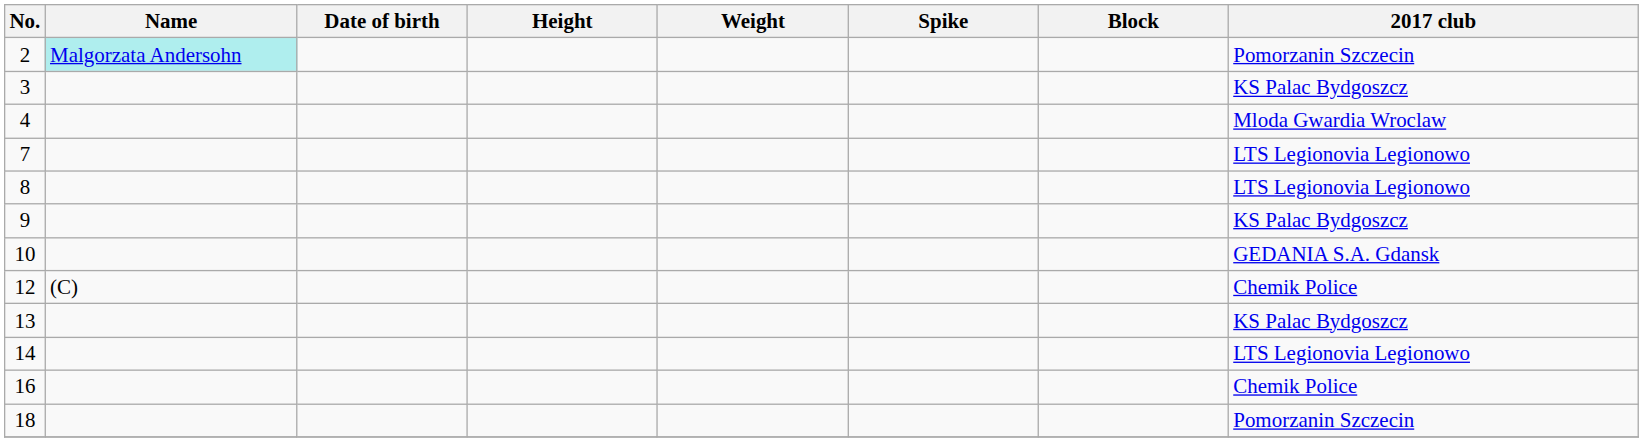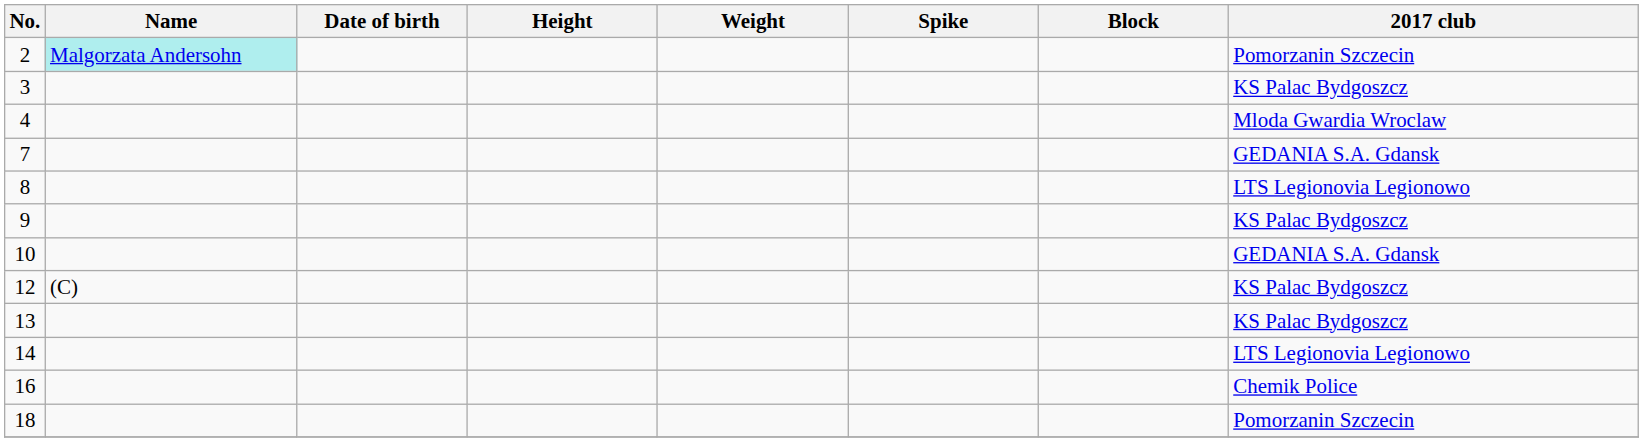(1352, 154) LTS Legionovia Legionowo -> (1336, 154) GEDANIA S.A. Gdansk
(1295, 287) Chemik Police -> (1321, 287) KS Palac Bydgoszcz
